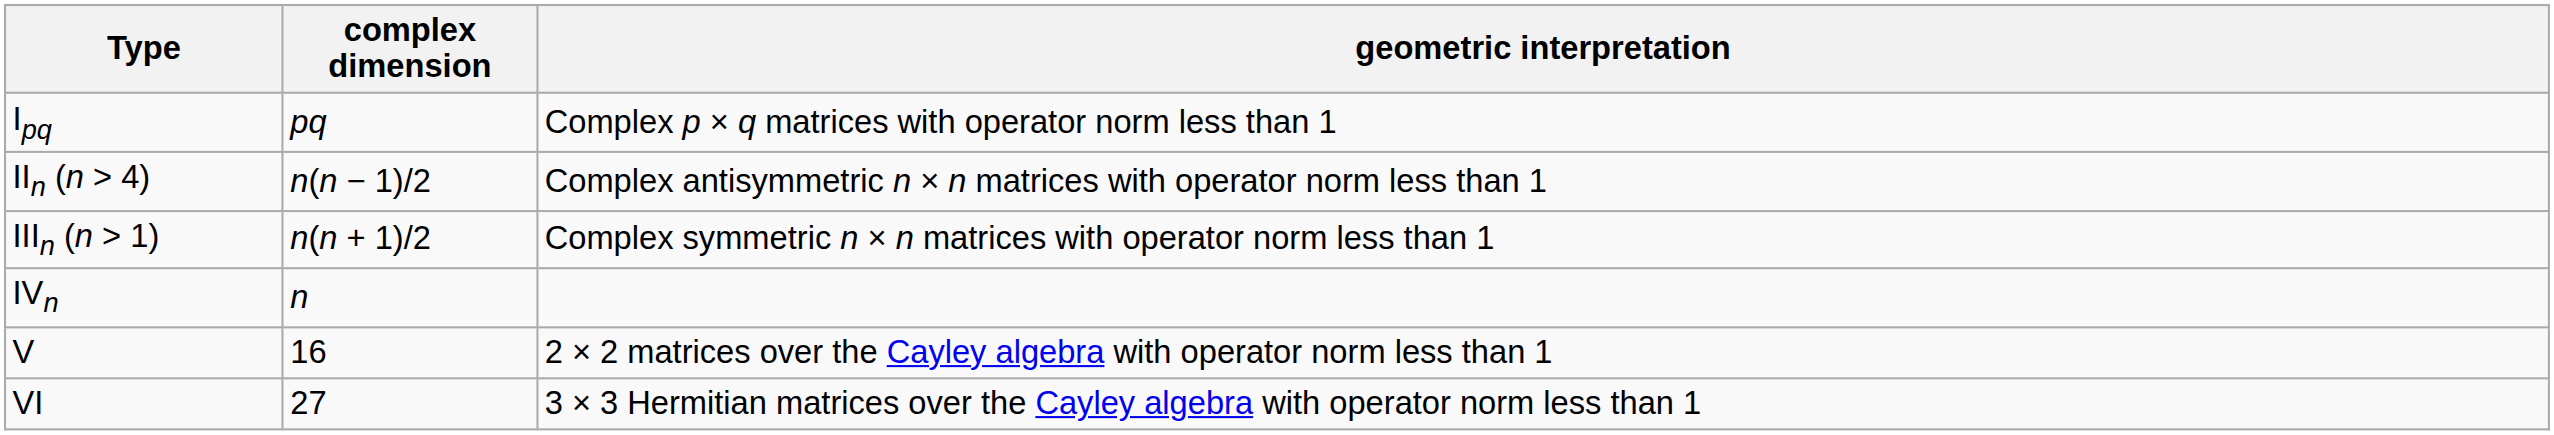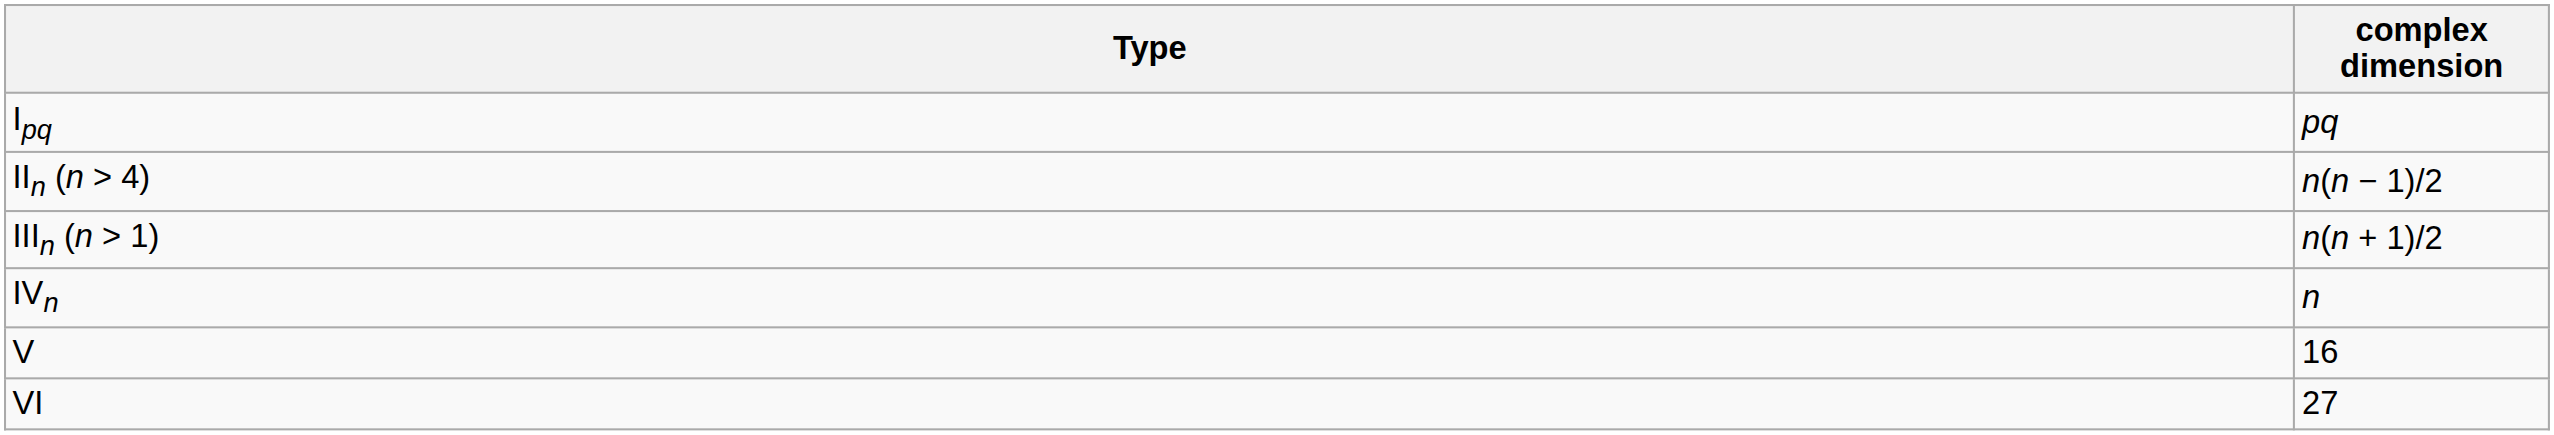- column: (1543, 48)
